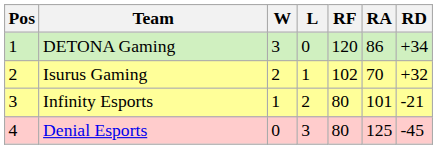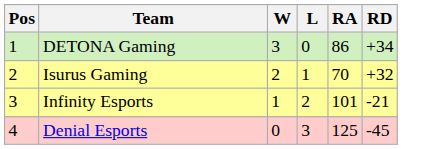- column: (345, 18)
